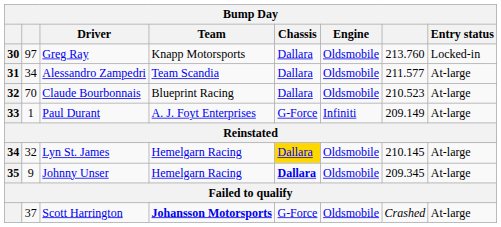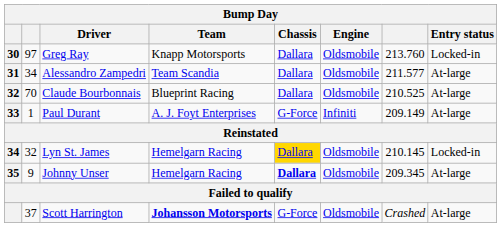(405, 93) 210.523 -> (405, 93) 210.525
(451, 153) At-large -> (456, 153) Locked-in
